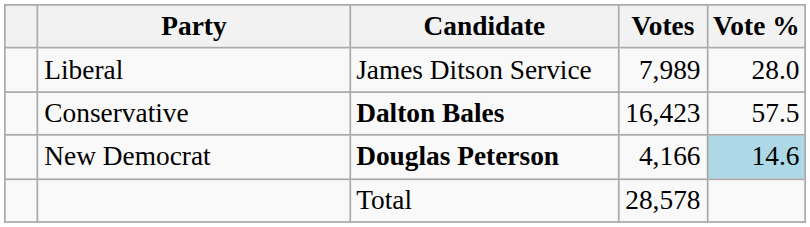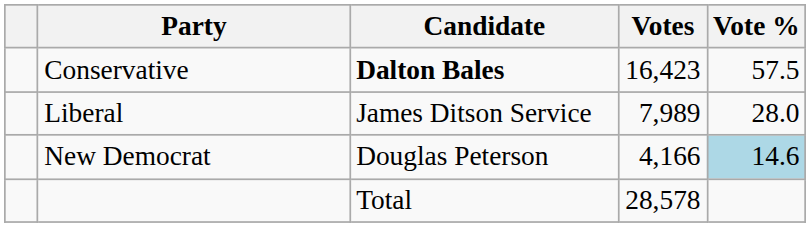rows swapped: (116, 112) <-> (84, 69)
(458, 156) bold -> (452, 156) normal
